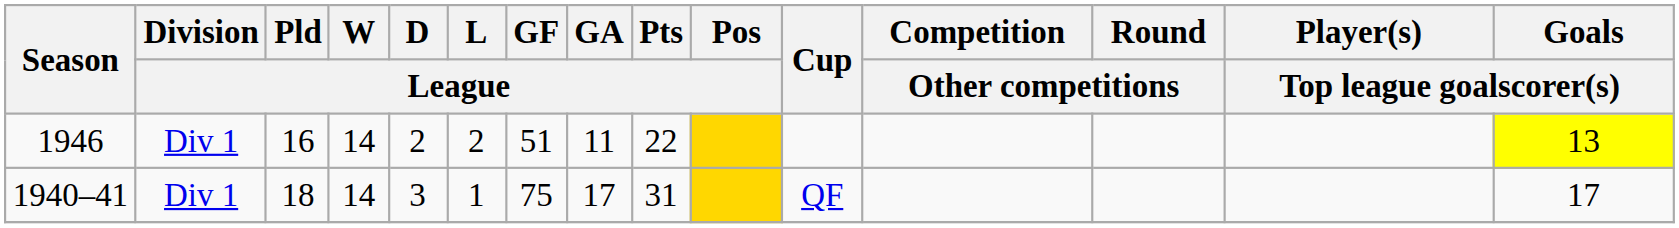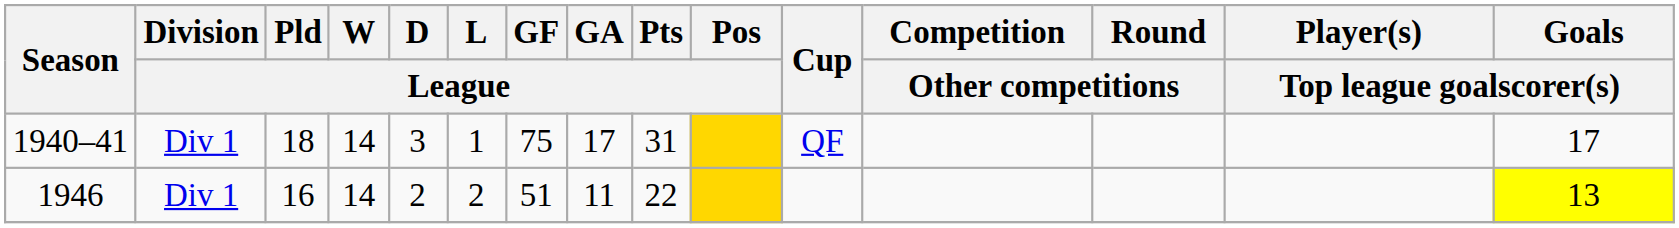rows swapped: (70, 195) <-> (70, 140)
